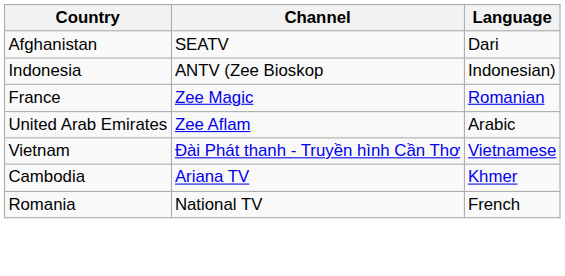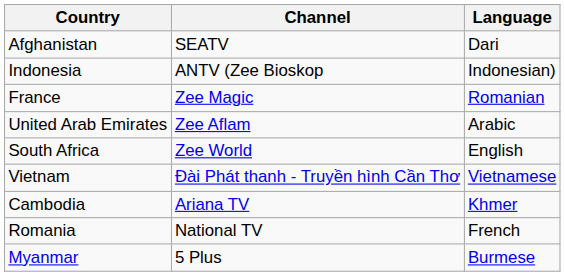+ row: (54, 151)
+ row: (43, 257)
